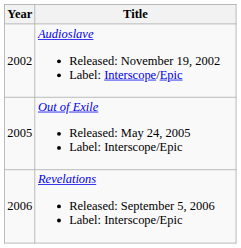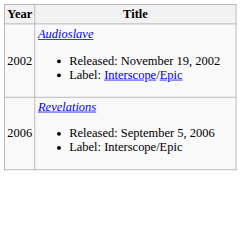- row: (135, 127)
